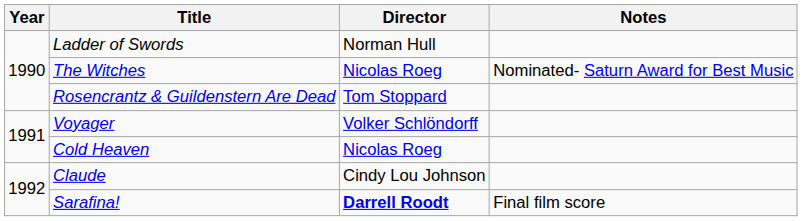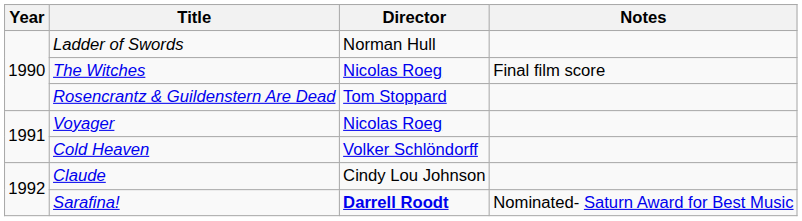(643, 70) Nominated- Saturn Award for Best Music -> (549, 70) Final film score
(410, 123) Volker Schlöndorff -> (393, 123) Nicolas Roeg
(393, 149) Nicolas Roeg -> (410, 149) Volker Schlöndorff
(549, 202) Final film score -> (643, 202) Nominated- Saturn Award for Best Music
